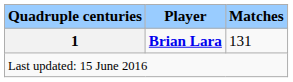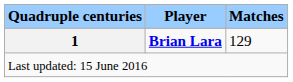(240, 40) 131 -> (240, 40) 129
